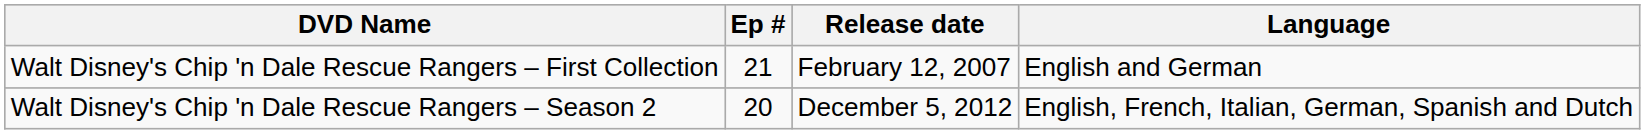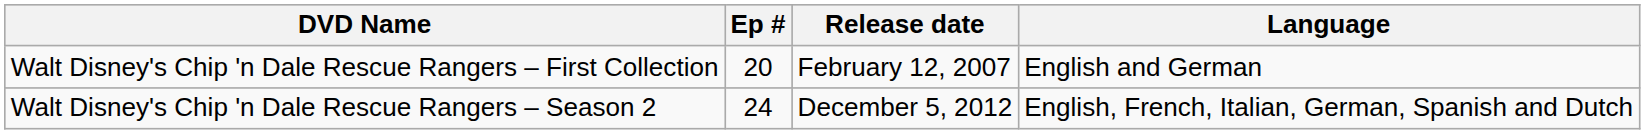(758, 66) 21 -> (758, 66) 20
(758, 107) 20 -> (758, 107) 24
